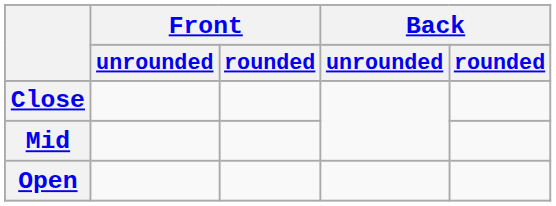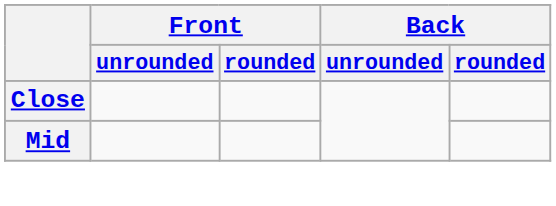- row: (48, 181)
